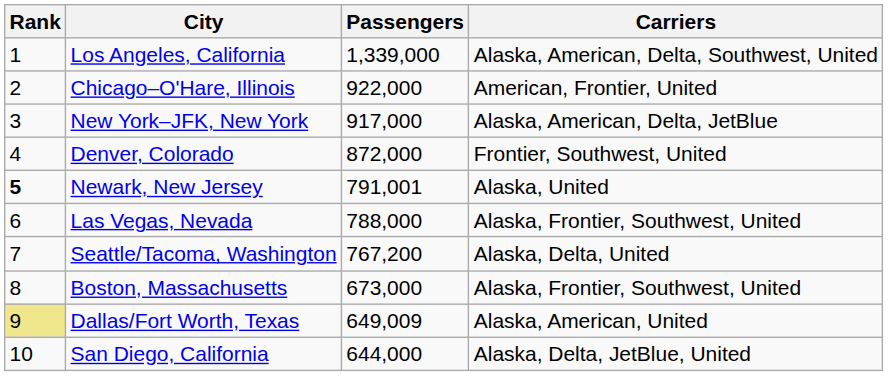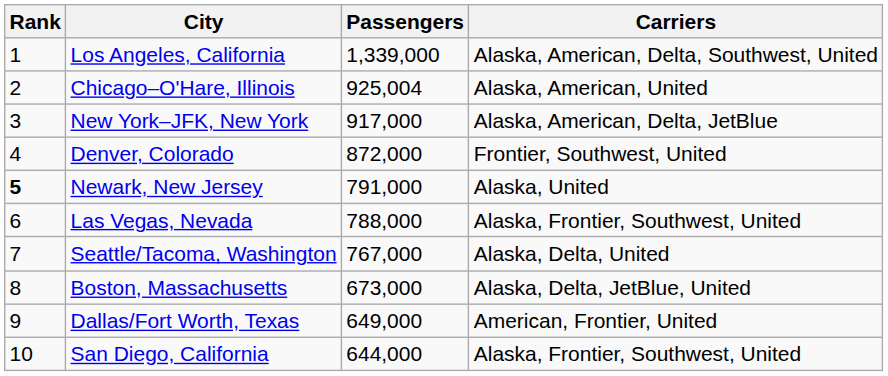(384, 88) 922,000 -> (384, 88) 925,004
(595, 88) American, Frontier, United -> (591, 88) Alaska, American, United
(384, 188) 791,001 -> (384, 188) 791,000
(384, 254) 767,200 -> (384, 254) 767,000
(637, 287) Alaska, Frontier, Southwest, United -> (612, 287) Alaska, Delta, JetBlue, United
(15, 320) khaki background -> (15, 320) no background
(384, 320) 649,009 -> (384, 320) 649,000
(591, 320) Alaska, American, United -> (595, 320) American, Frontier, United
(612, 354) Alaska, Delta, JetBlue, United -> (637, 354) Alaska, Frontier, Southwest, United
